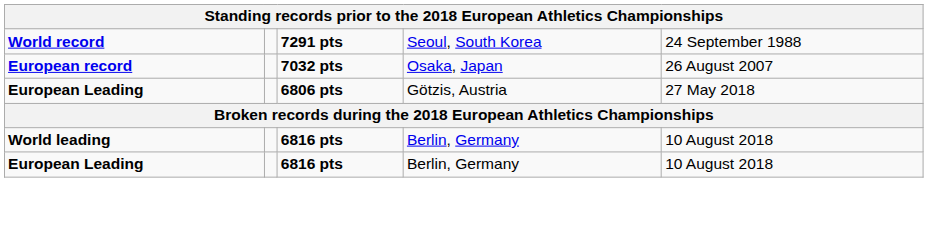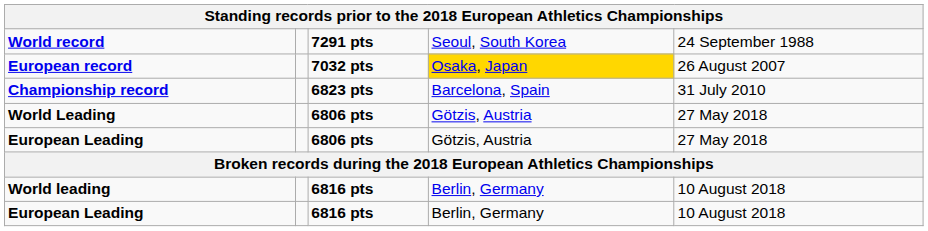(455, 66) no background -> (479, 66) gold background
+ row: (88, 90)
+ row: (62, 115)
